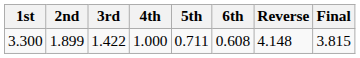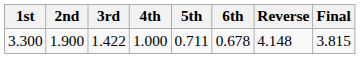(67, 41) 1.899 -> (67, 41) 1.900
(233, 41) 0.608 -> (233, 41) 0.678
